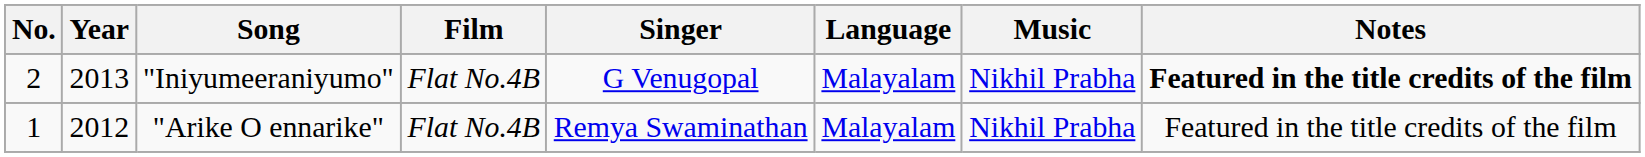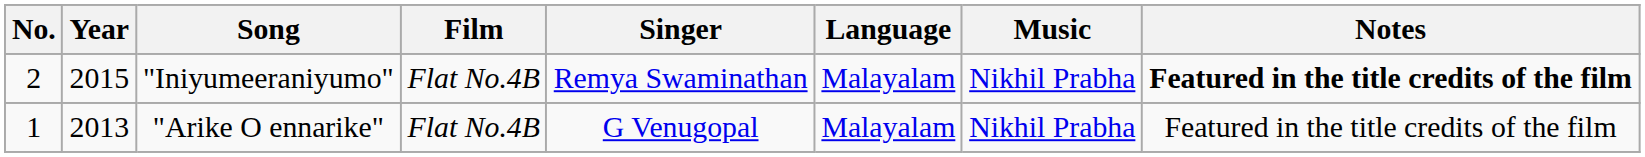(99, 78) 2013 -> (99, 78) 2015
(681, 78) G Venugopal -> (681, 78) Remya Swaminathan
(99, 127) 2012 -> (99, 127) 2013
(681, 127) Remya Swaminathan -> (681, 127) G Venugopal
